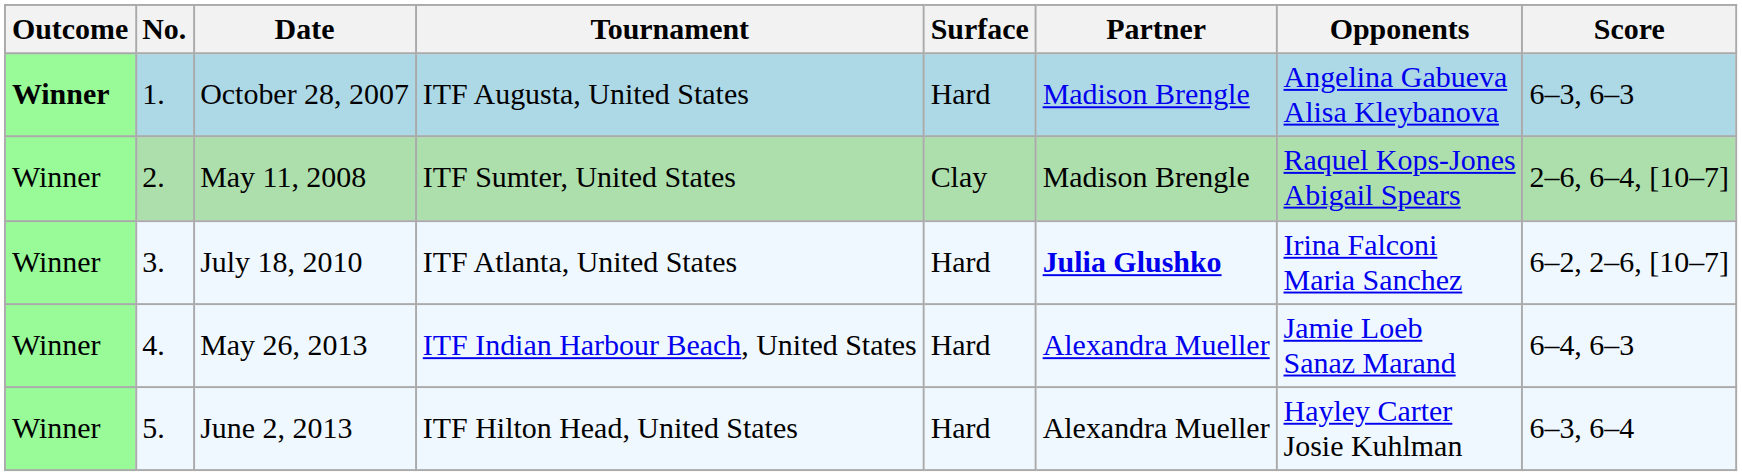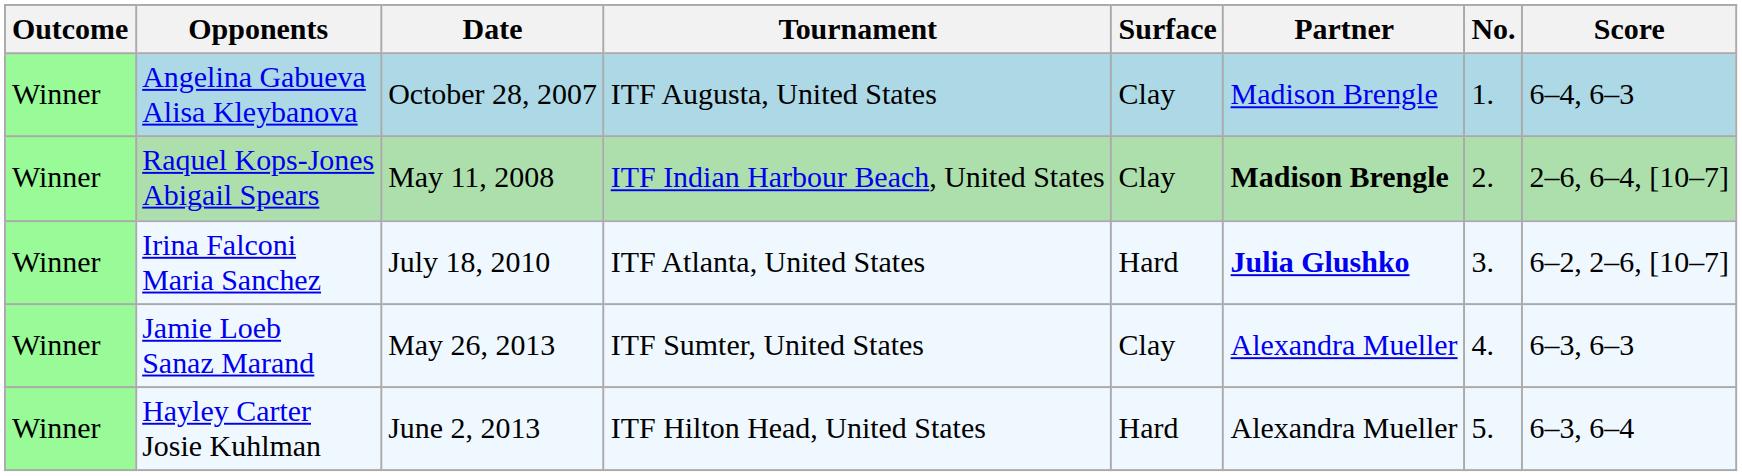columns swapped: (164, 28) <-> (1400, 28)
(61, 94) bold -> (56, 94) normal
(961, 94) Hard -> (1147, 94) Clay
(1582, 94) 6–3, 6–3 -> (1582, 94) 6–4, 6–3
(579, 177) ITF Sumter, United States -> (858, 177) ITF Indian Harbour Beach, United States
(1146, 177) normal -> (1340, 177) bold
(670, 344) ITF Indian Harbour Beach, United States -> (767, 344) ITF Sumter, United States
(961, 344) Hard -> (1147, 344) Clay
(1582, 344) 6–4, 6–3 -> (1582, 344) 6–3, 6–3
